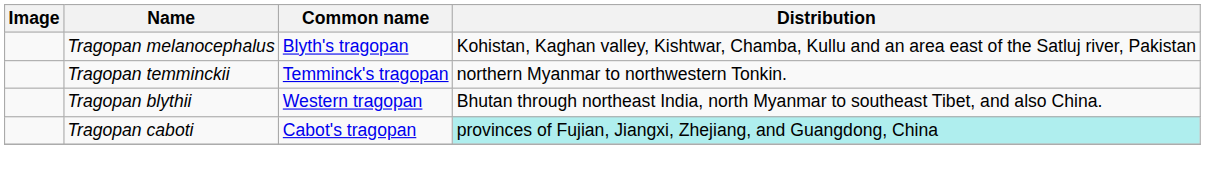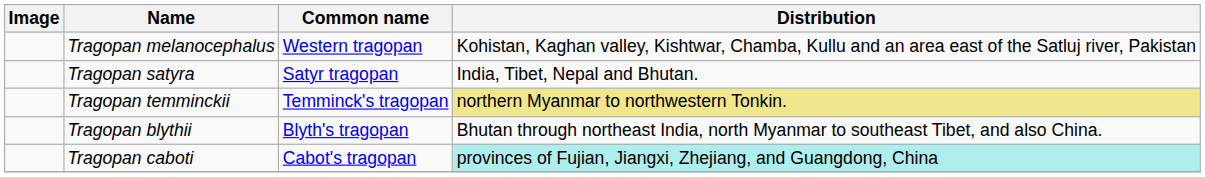(346, 46) Blyth's tragopan -> (353, 46) Western tragopan
+ row: (131, 74)
(622, 74) no background -> (622, 102) khaki background
(353, 102) Western tragopan -> (346, 130) Blyth's tragopan
